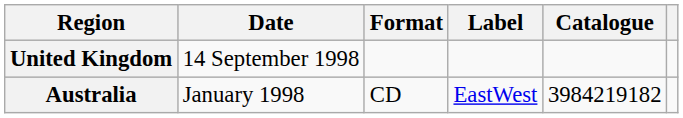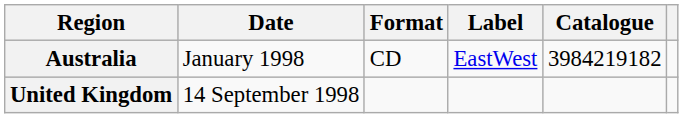rows swapped: (91, 94) <-> (91, 58)
